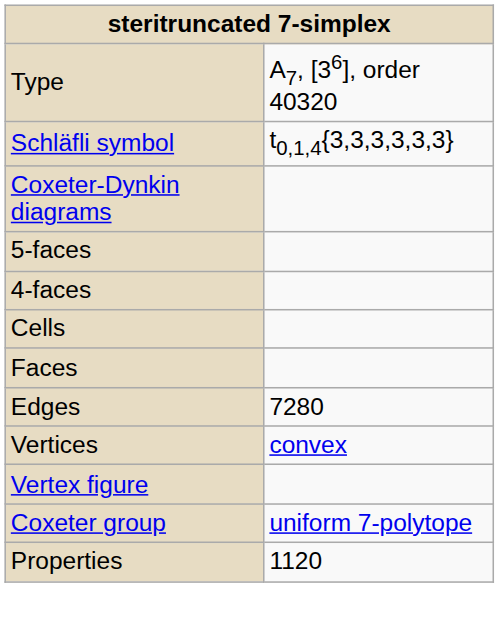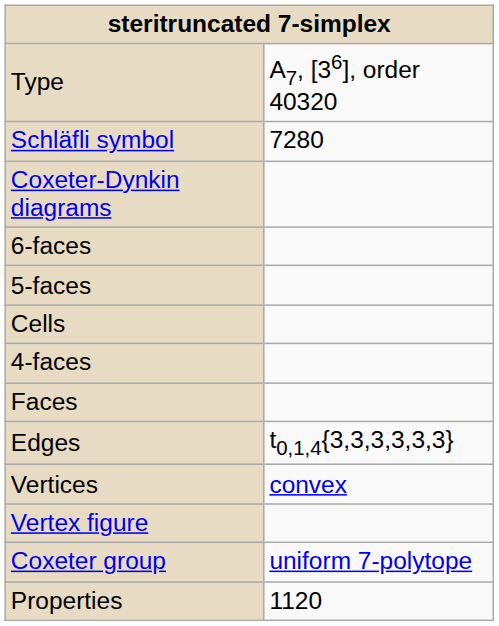(362, 144) t0,1,4{3,3,3,3,3,3} -> (297, 141) 7280
+ row: (51, 246)
rows swapped: (51, 289) <-> (38, 328)
(297, 406) 7280 -> (362, 443) t0,1,4{3,3,3,3,3,3}
